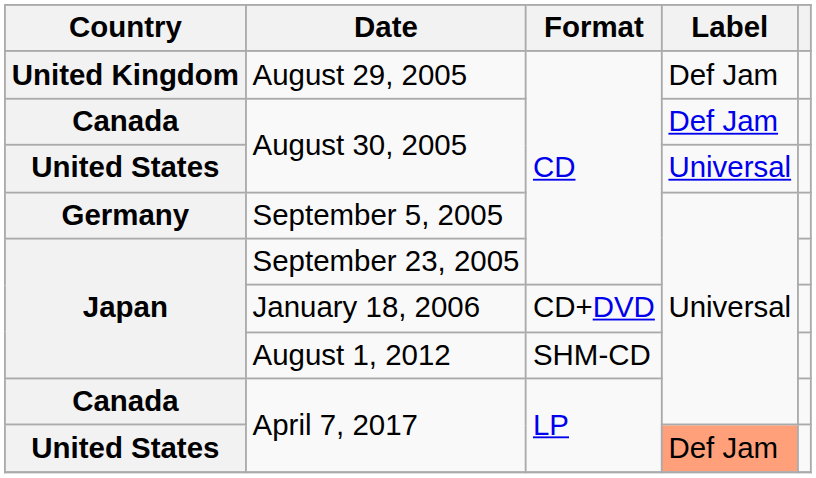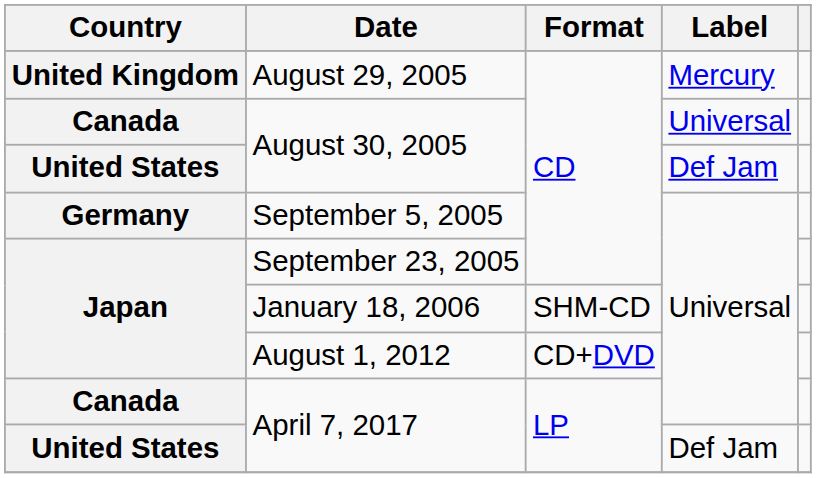(723, 74) Def Jam -> (722, 74) Mercury
(723, 121) Def Jam -> (730, 121) Universal
(730, 167) Universal -> (723, 167) Def Jam
(594, 307) CD+DVD -> (592, 307) SHM-CD
(592, 354) SHM-CD -> (594, 354) CD+DVD
(723, 448) lightsalmon background -> (723, 448) no background
